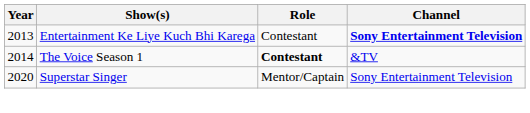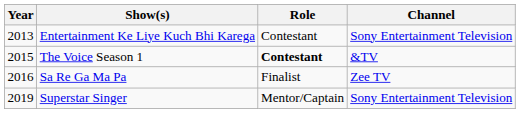(436, 35) bold -> (431, 35) normal
(21, 56) 2014 -> (21, 56) 2015
+ row: (83, 77)
(21, 77) 2020 -> (21, 98) 2019
